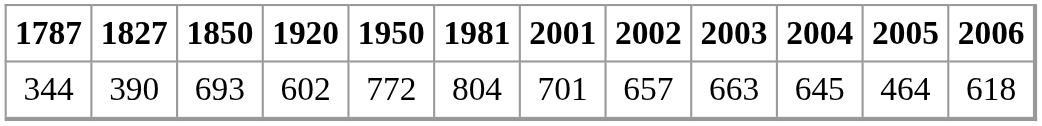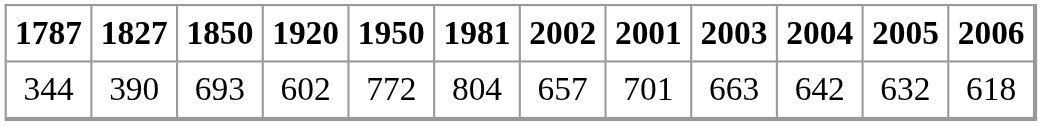columns swapped: (563, 32) <-> (648, 32)
(820, 89) 645 -> (820, 89) 642
(905, 89) 464 -> (905, 89) 632
